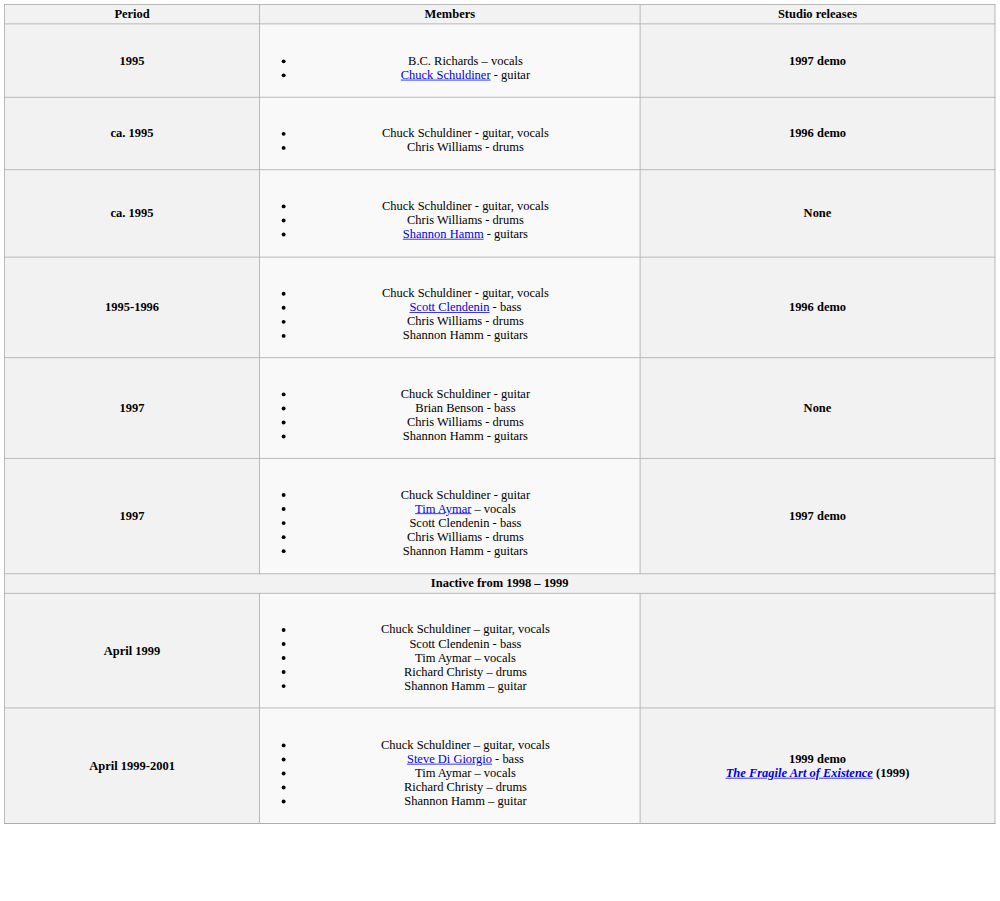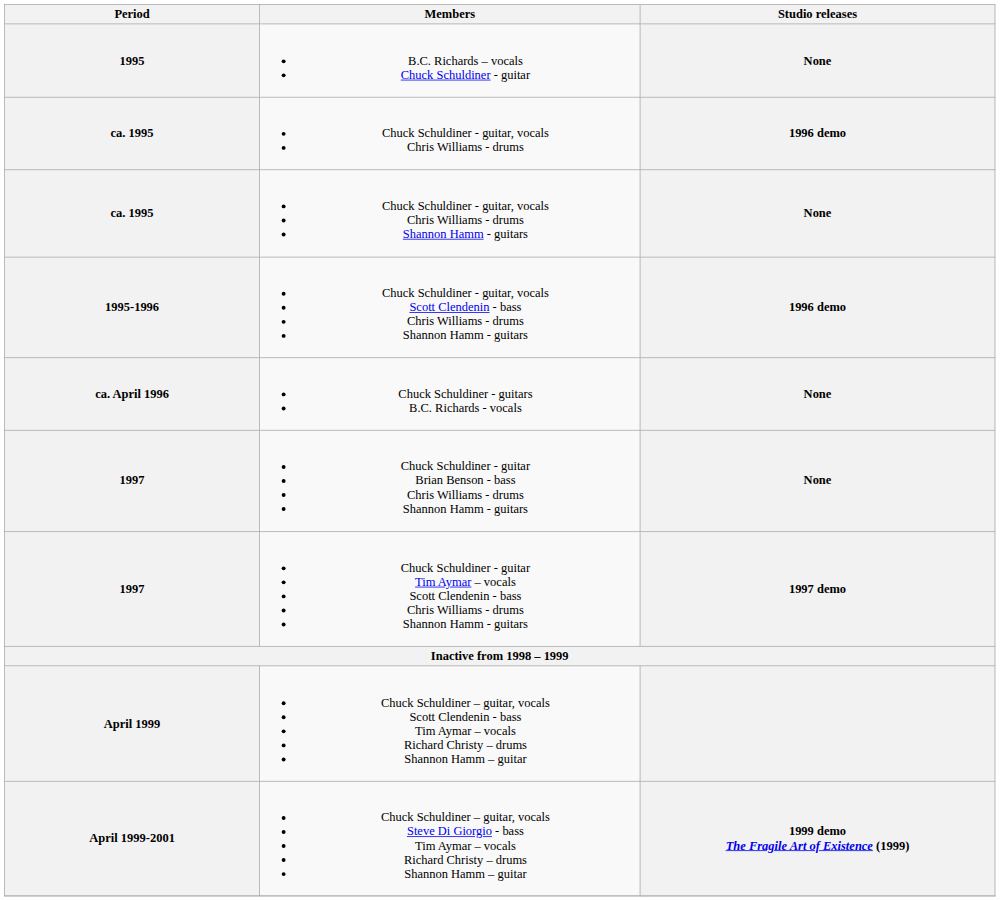(817, 60) 1997 demo -> (817, 60) None
+ row: (450, 401)
